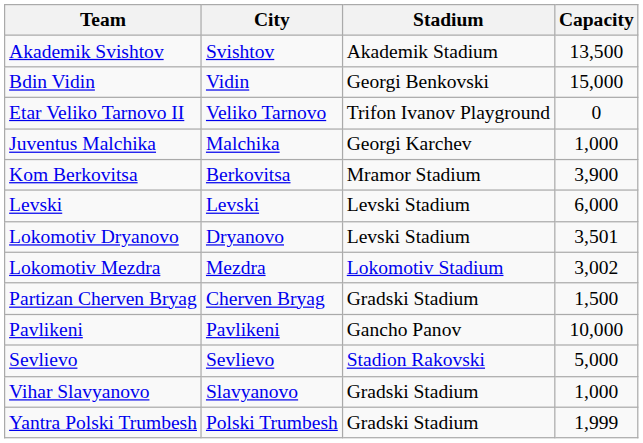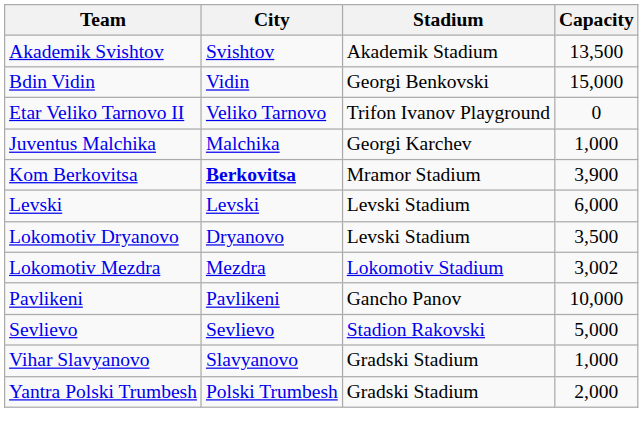(248, 174) normal -> (251, 174) bold
(596, 236) 3,501 -> (596, 236) 3,500
- row: (103, 298)
(596, 422) 1,999 -> (596, 391) 2,000
